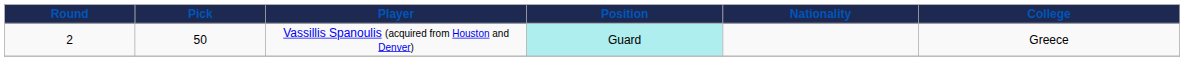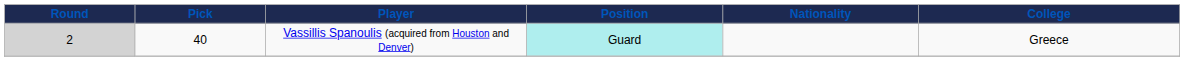(70, 39) no background -> (70, 39) lightgrey background
(200, 39) 50 -> (200, 39) 40
